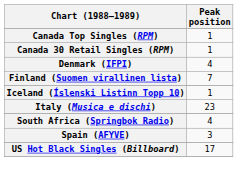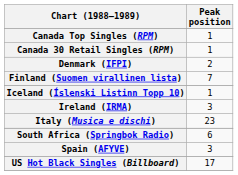(210, 64) 4 -> (210, 64) 2
+ row: (96, 107)
(210, 121) 4 -> (210, 135) 6
